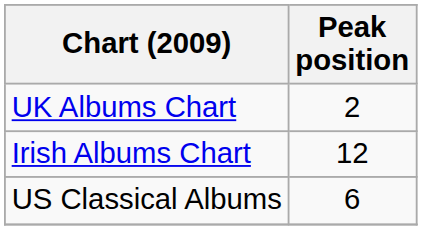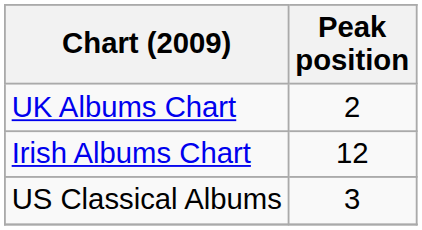(352, 199) 6 -> (352, 199) 3
